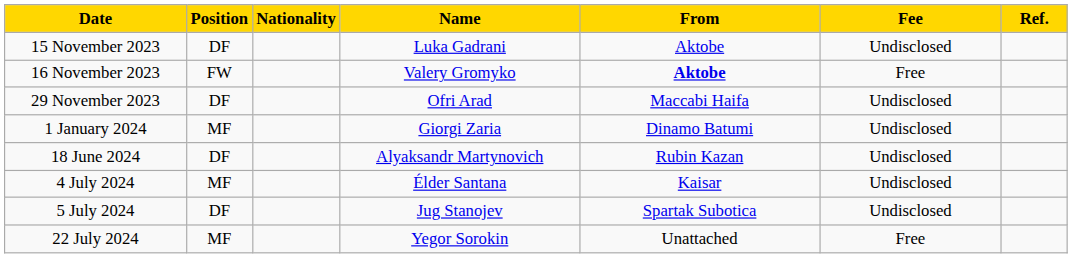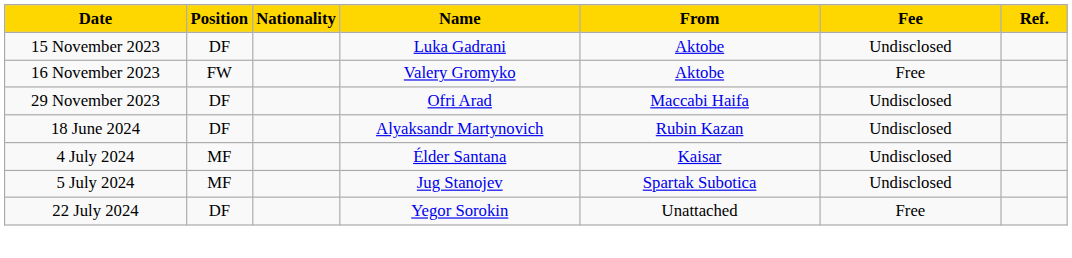(700, 73) bold -> (700, 73) normal
- row: (95, 128)
(219, 211) DF -> (219, 183) MF
(219, 239) MF -> (219, 211) DF
